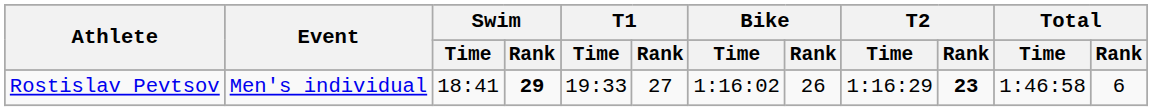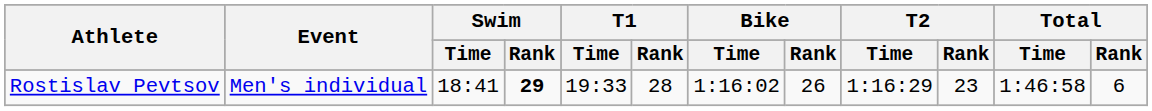(660, 87) 27 -> (660, 87) 28
(966, 87) bold -> (966, 87) normal
